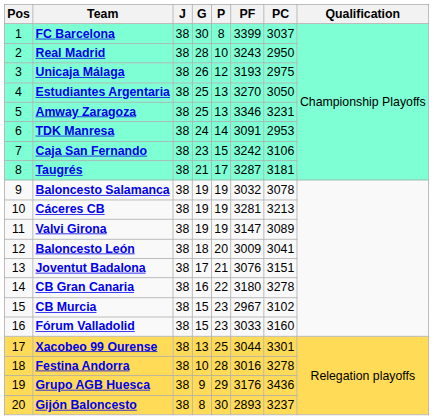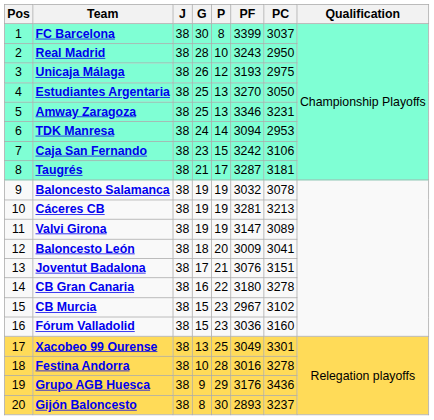(247, 131) 3091 -> (247, 131) 3094
(247, 326) 3033 -> (247, 326) 3036
(247, 346) 3044 -> (247, 346) 3049
